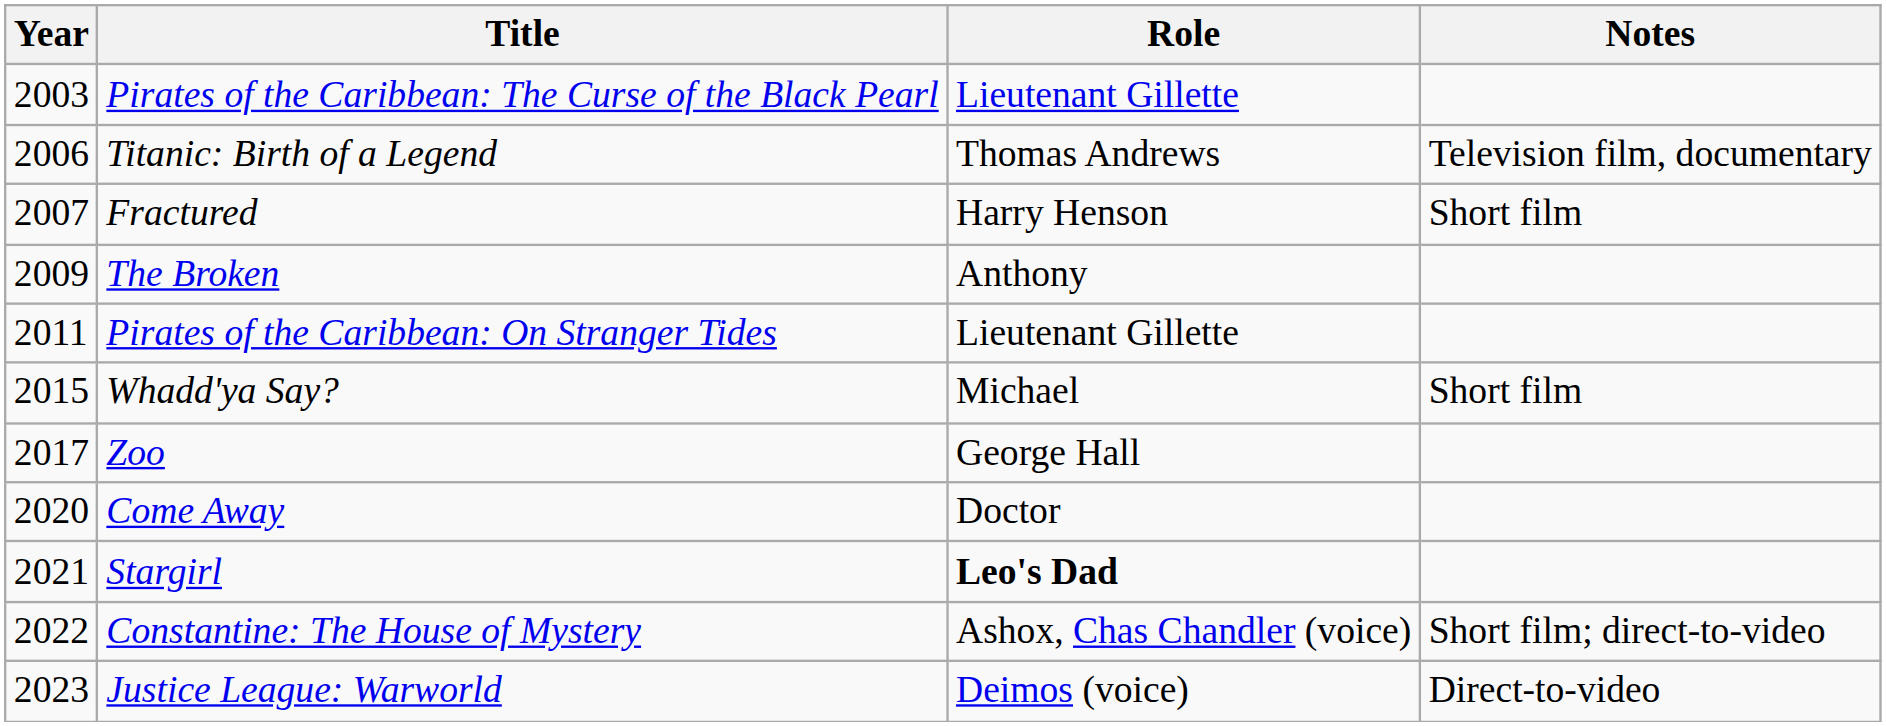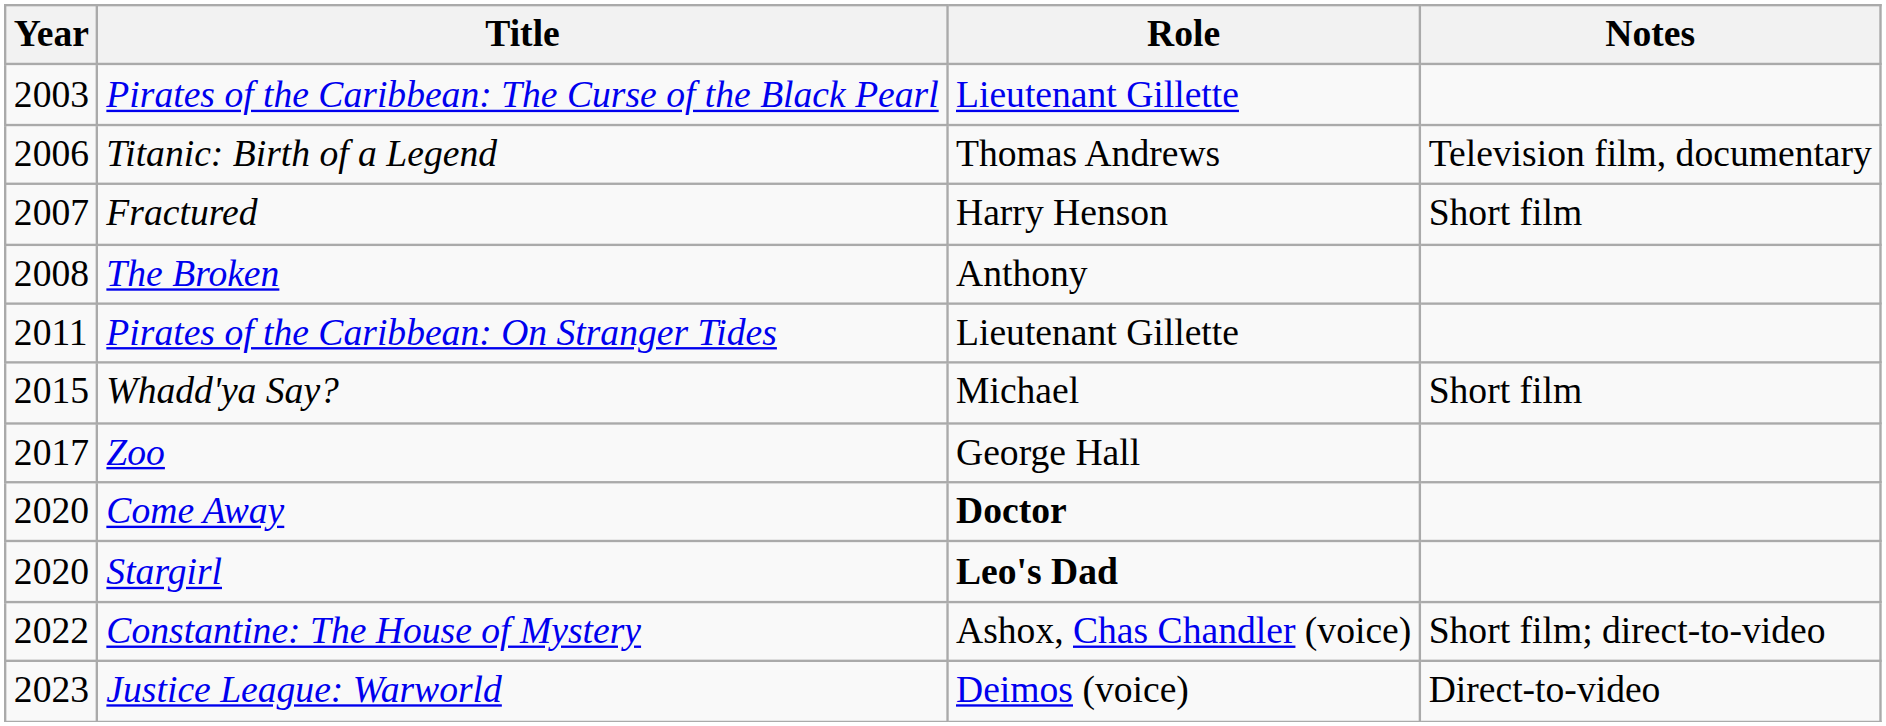(51, 272) 2009 -> (51, 272) 2008
(1008, 511) normal -> (1011, 511) bold
(51, 570) 2021 -> (51, 570) 2020
